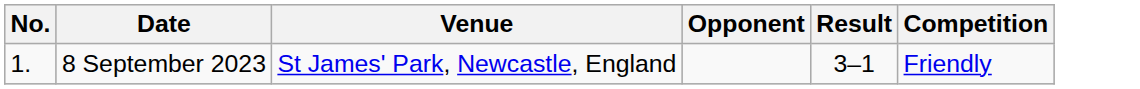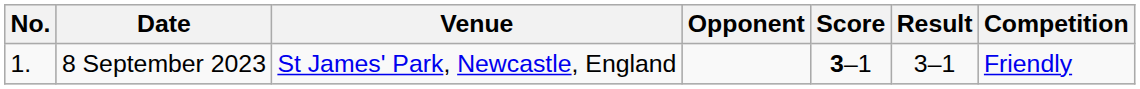+ column: (851, 24)
